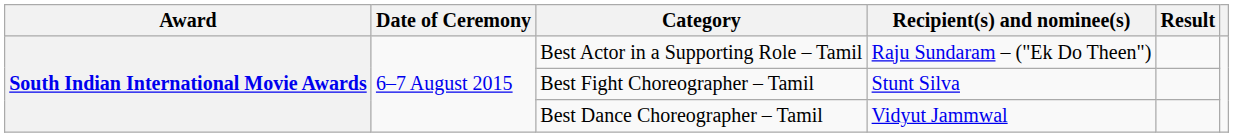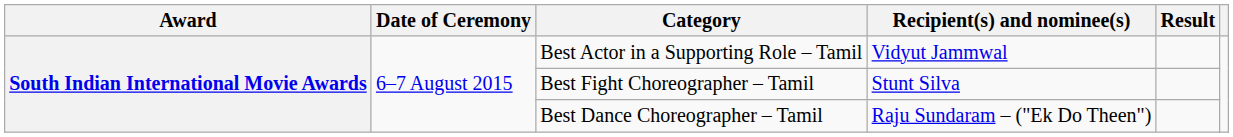(1012, 52) Raju Sundaram – ("Ek Do Theen") -> (940, 52) Vidyut Jammwal
(940, 115) Vidyut Jammwal -> (1012, 115) Raju Sundaram – ("Ek Do Theen")
